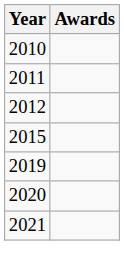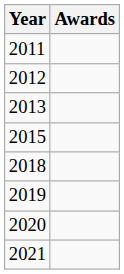- row: (27, 48)
+ row: (27, 107)
+ row: (27, 166)
